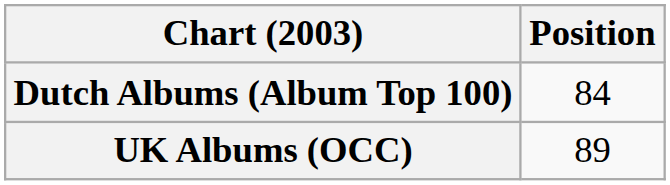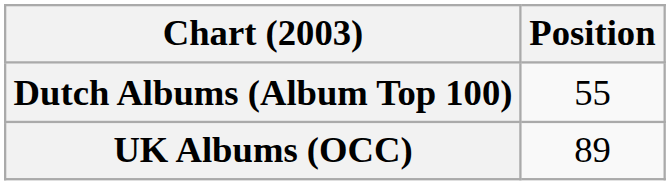(592, 91) 84 -> (592, 91) 55
